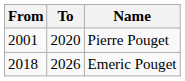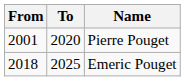(66, 64) 2026 -> (66, 64) 2025
